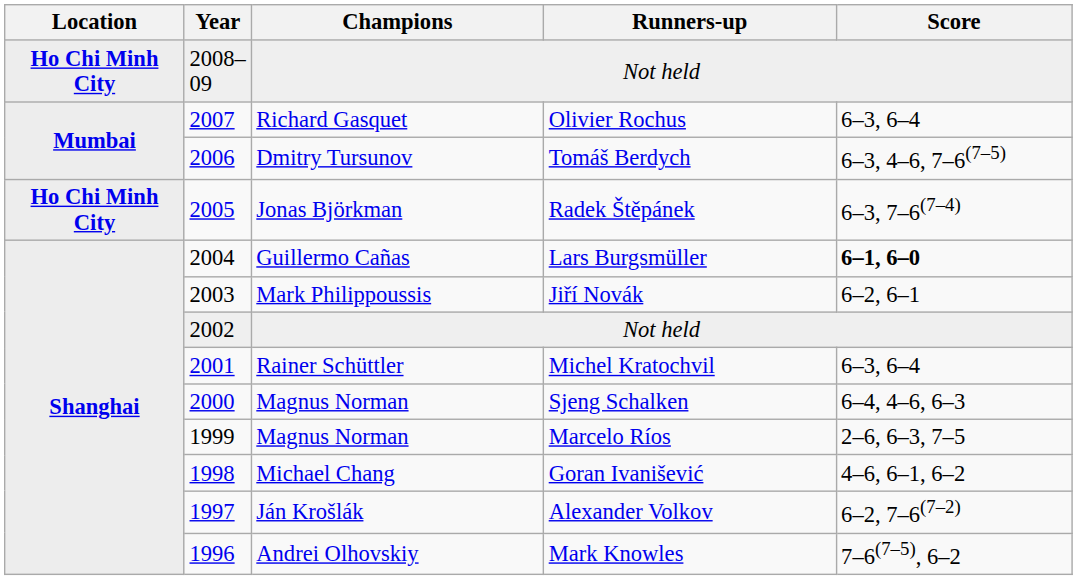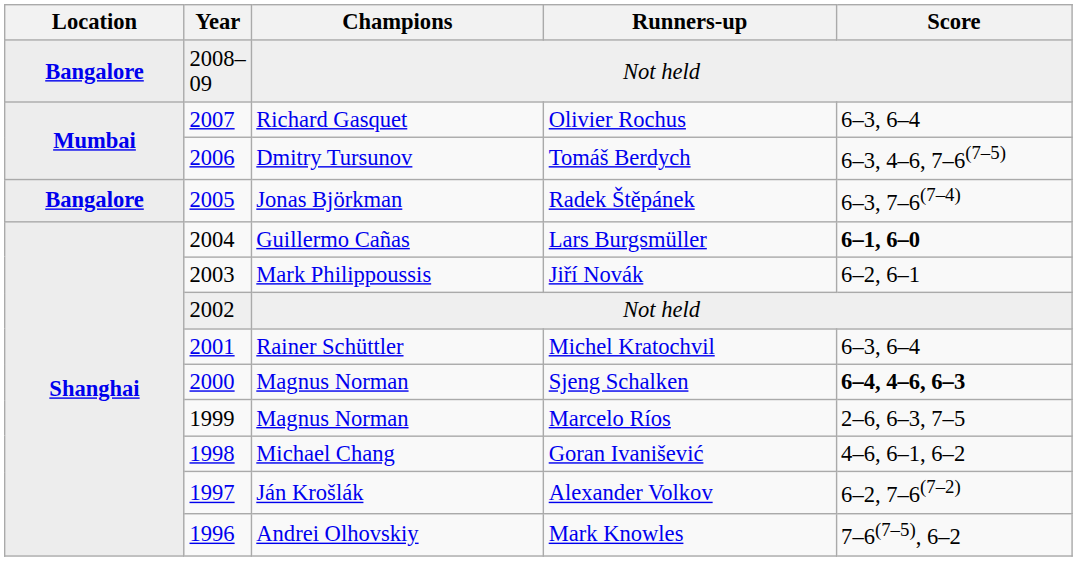(95, 70) Ho Chi Minh City -> (95, 70) Bangalore
(95, 209) Ho Chi Minh City -> (95, 200) Bangalore
(903, 401) normal -> (903, 381) bold
